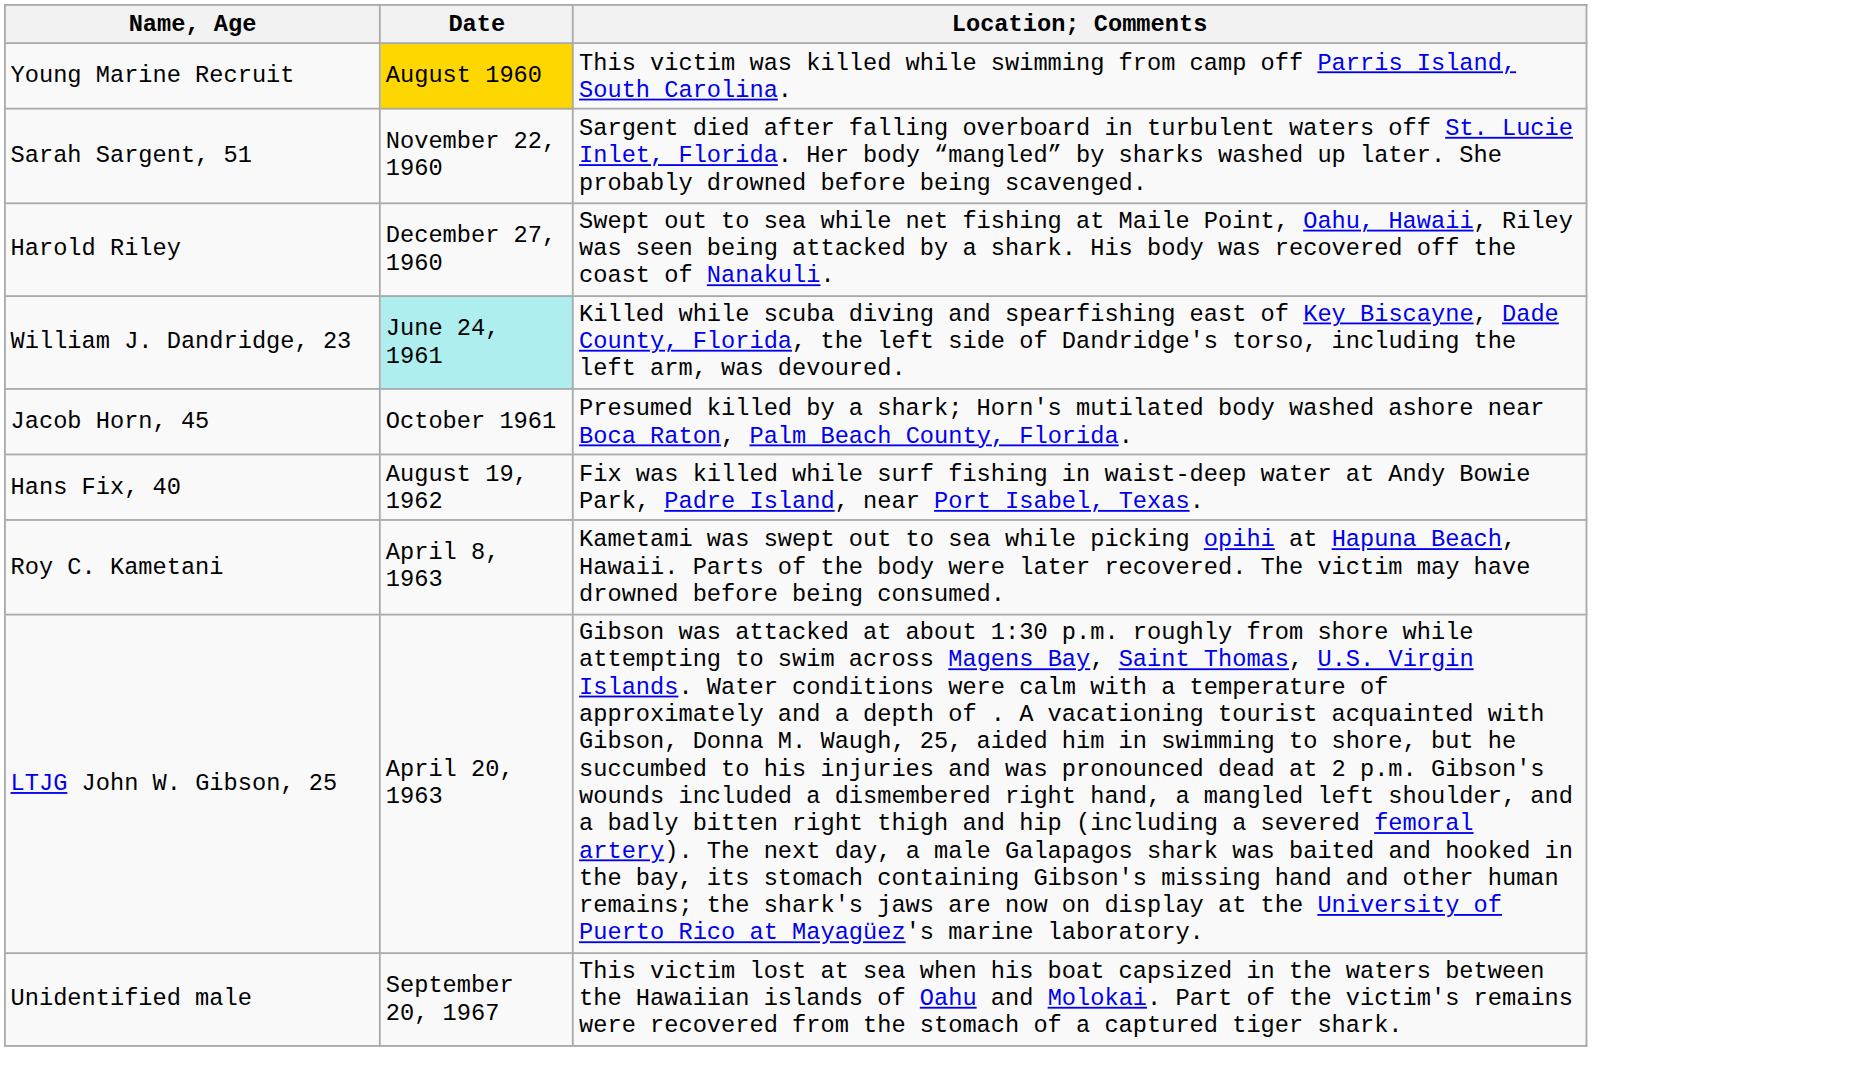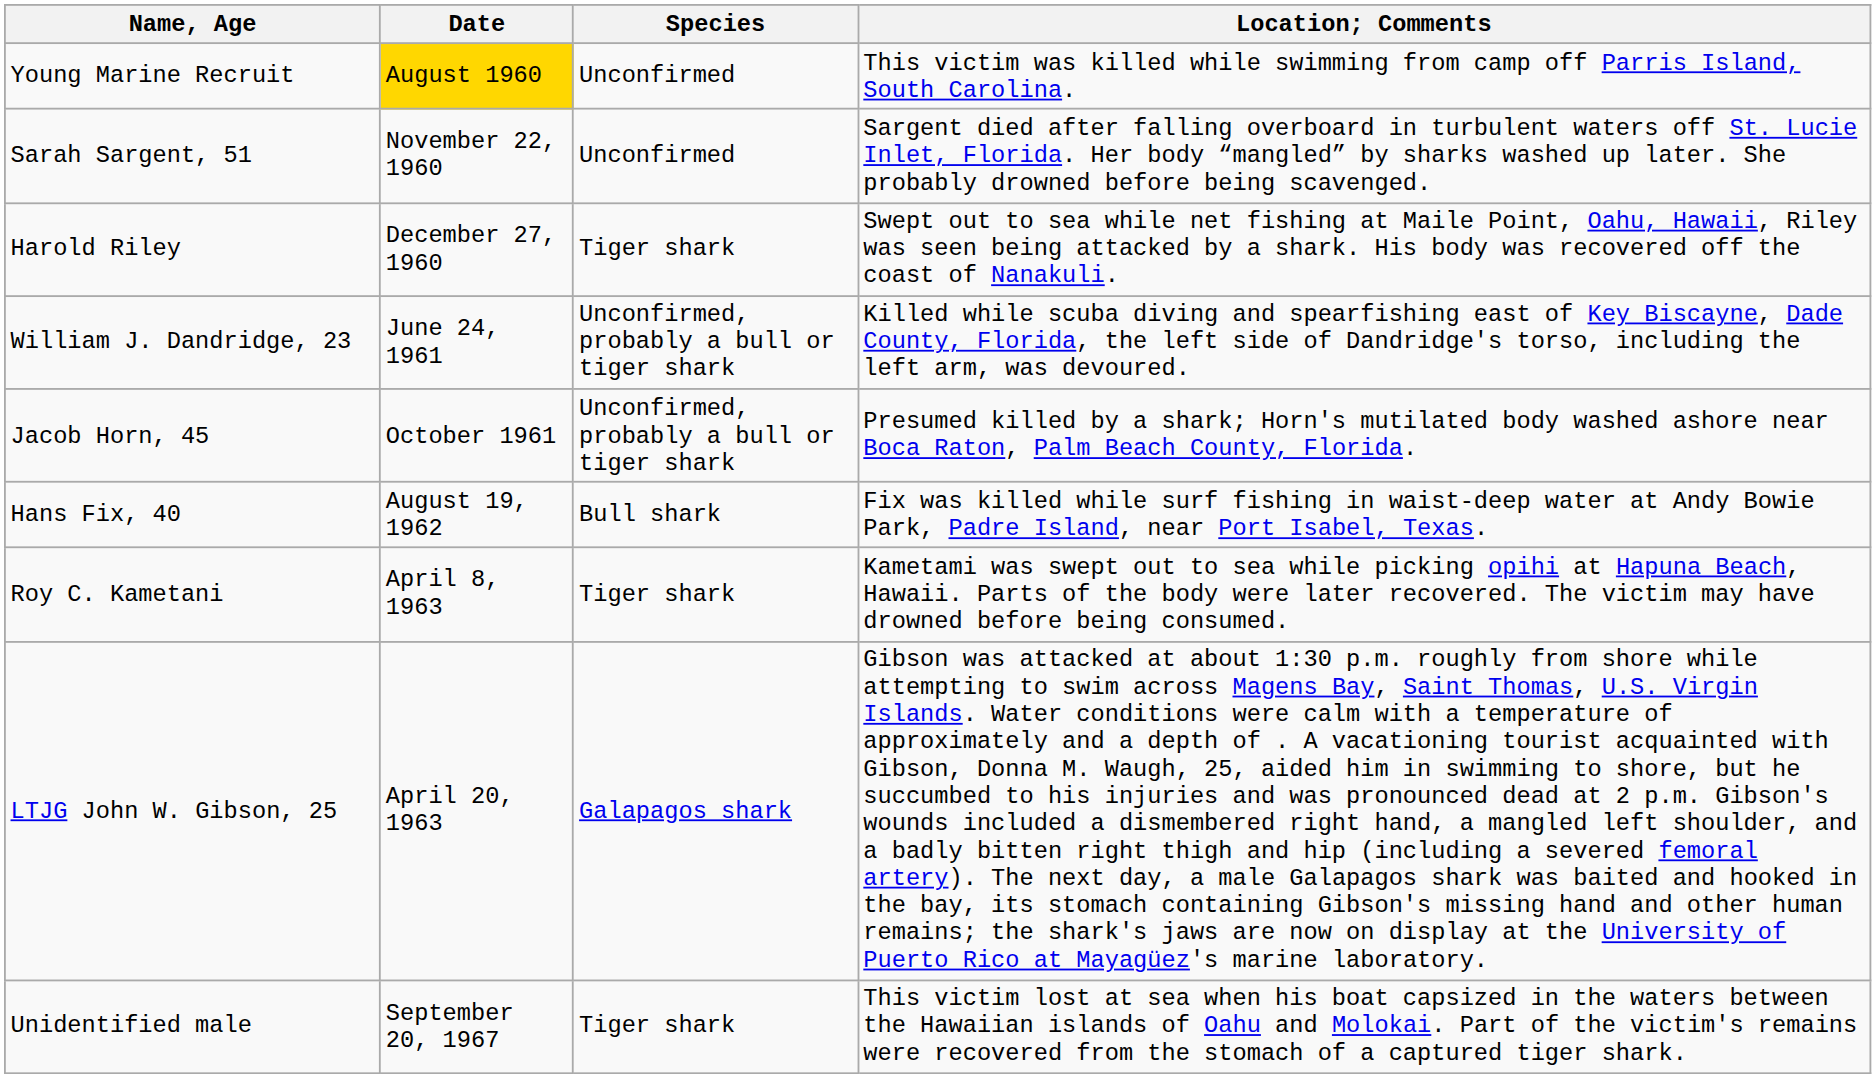+ column: (716, 24)
(443, 342) paleturquoise background -> (443, 342) no background
